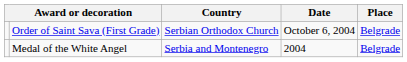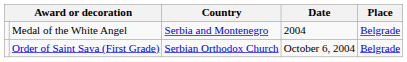rows swapped: (70, 48) <-> (86, 30)
